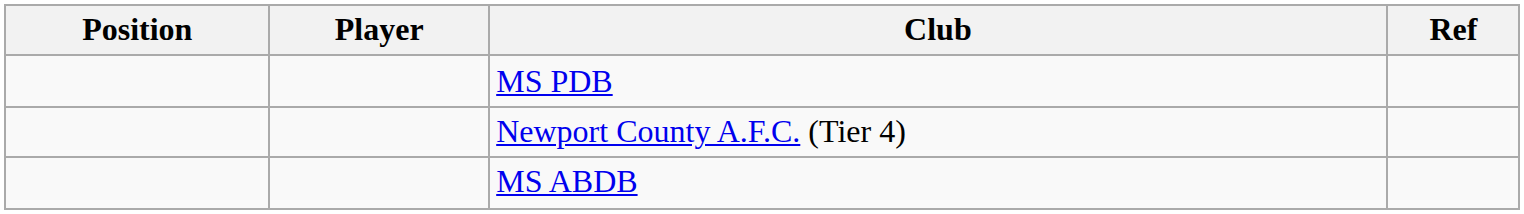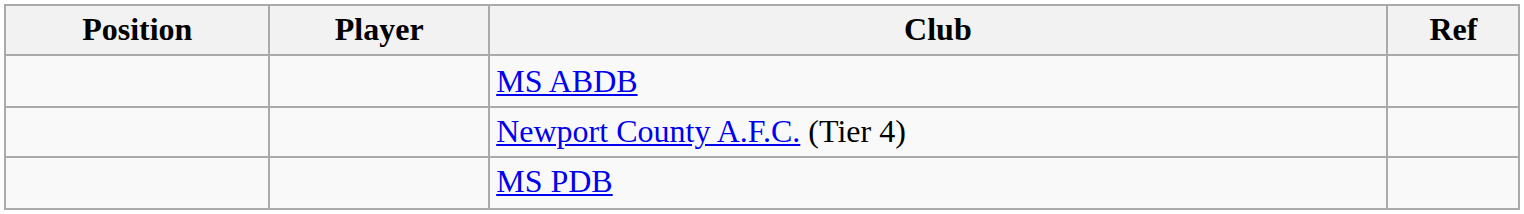rows swapped: (554, 80) <-> (567, 182)
